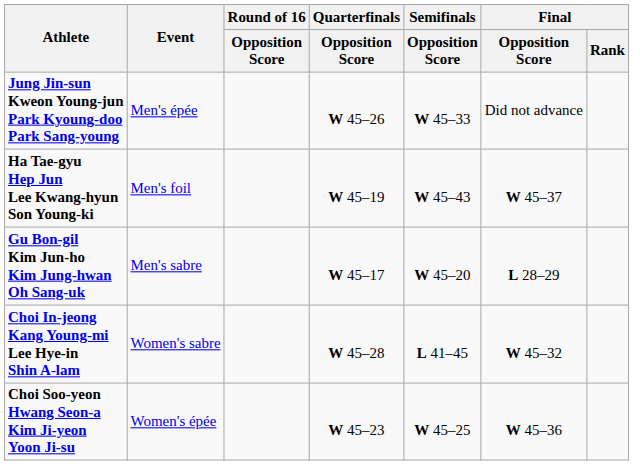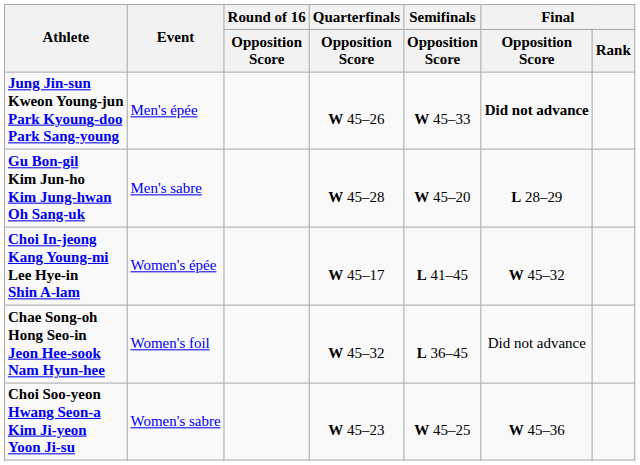(534, 110) normal -> (537, 110) bold
- row: (63, 188)
(356, 275) W 45–17 -> (356, 197) W 45–28
(176, 344) Women's sabre -> (173, 266) Women's épée
(356, 352) W 45–28 -> (356, 275) W 45–17
+ row: (56, 344)
(173, 421) Women's épée -> (176, 421) Women's sabre
